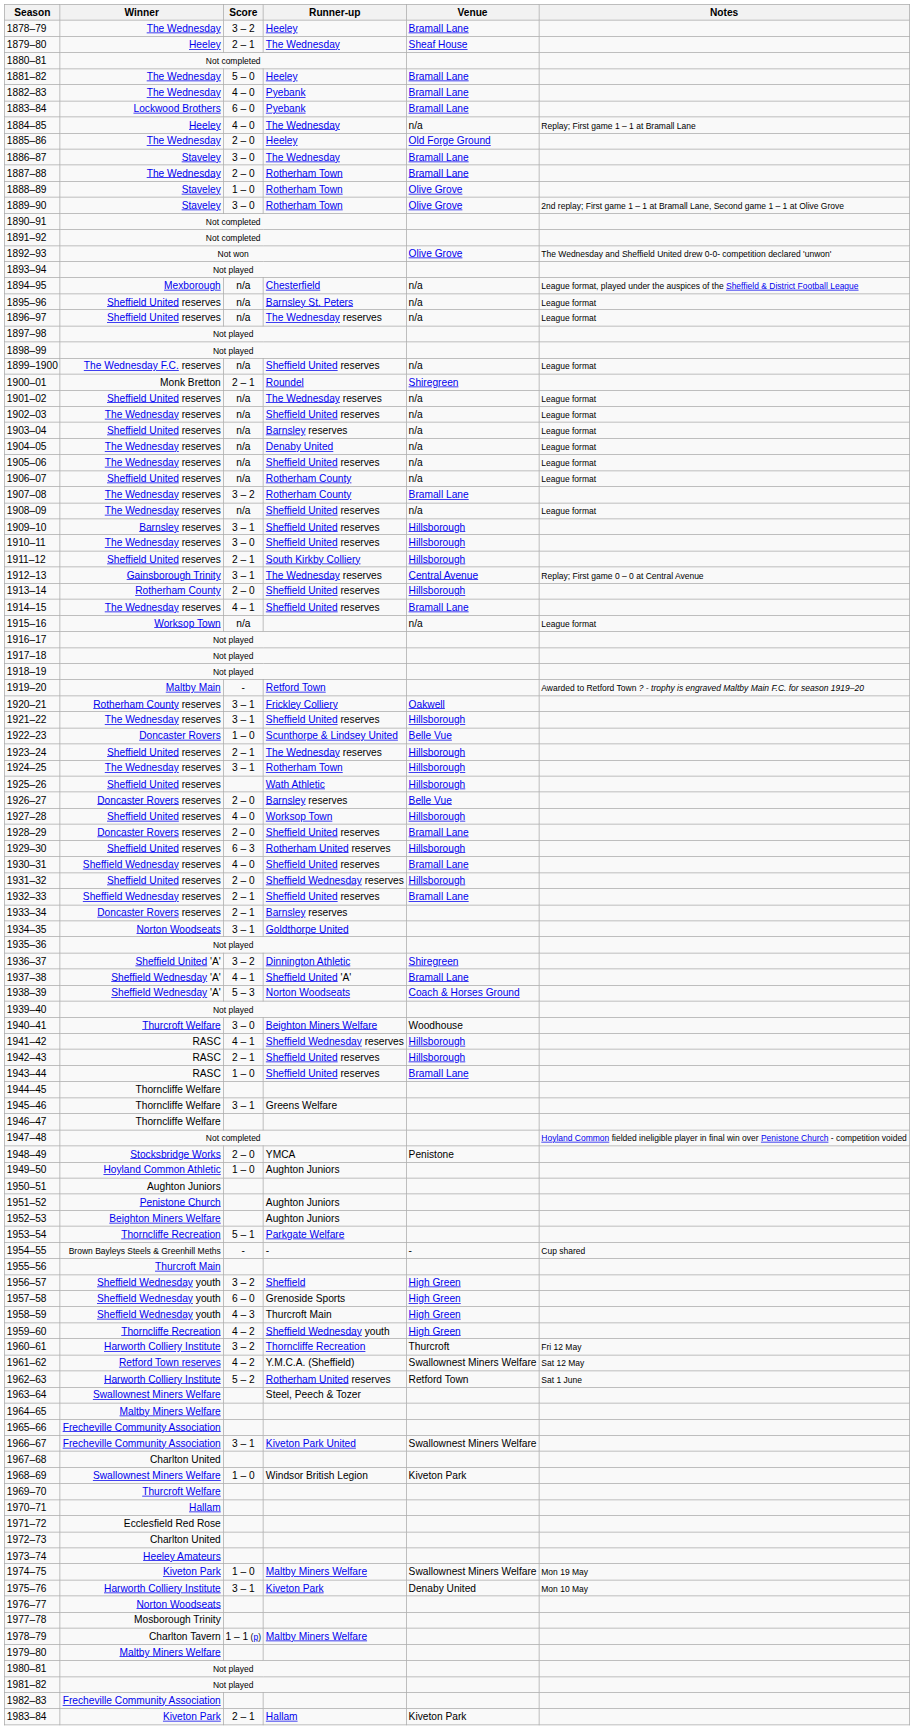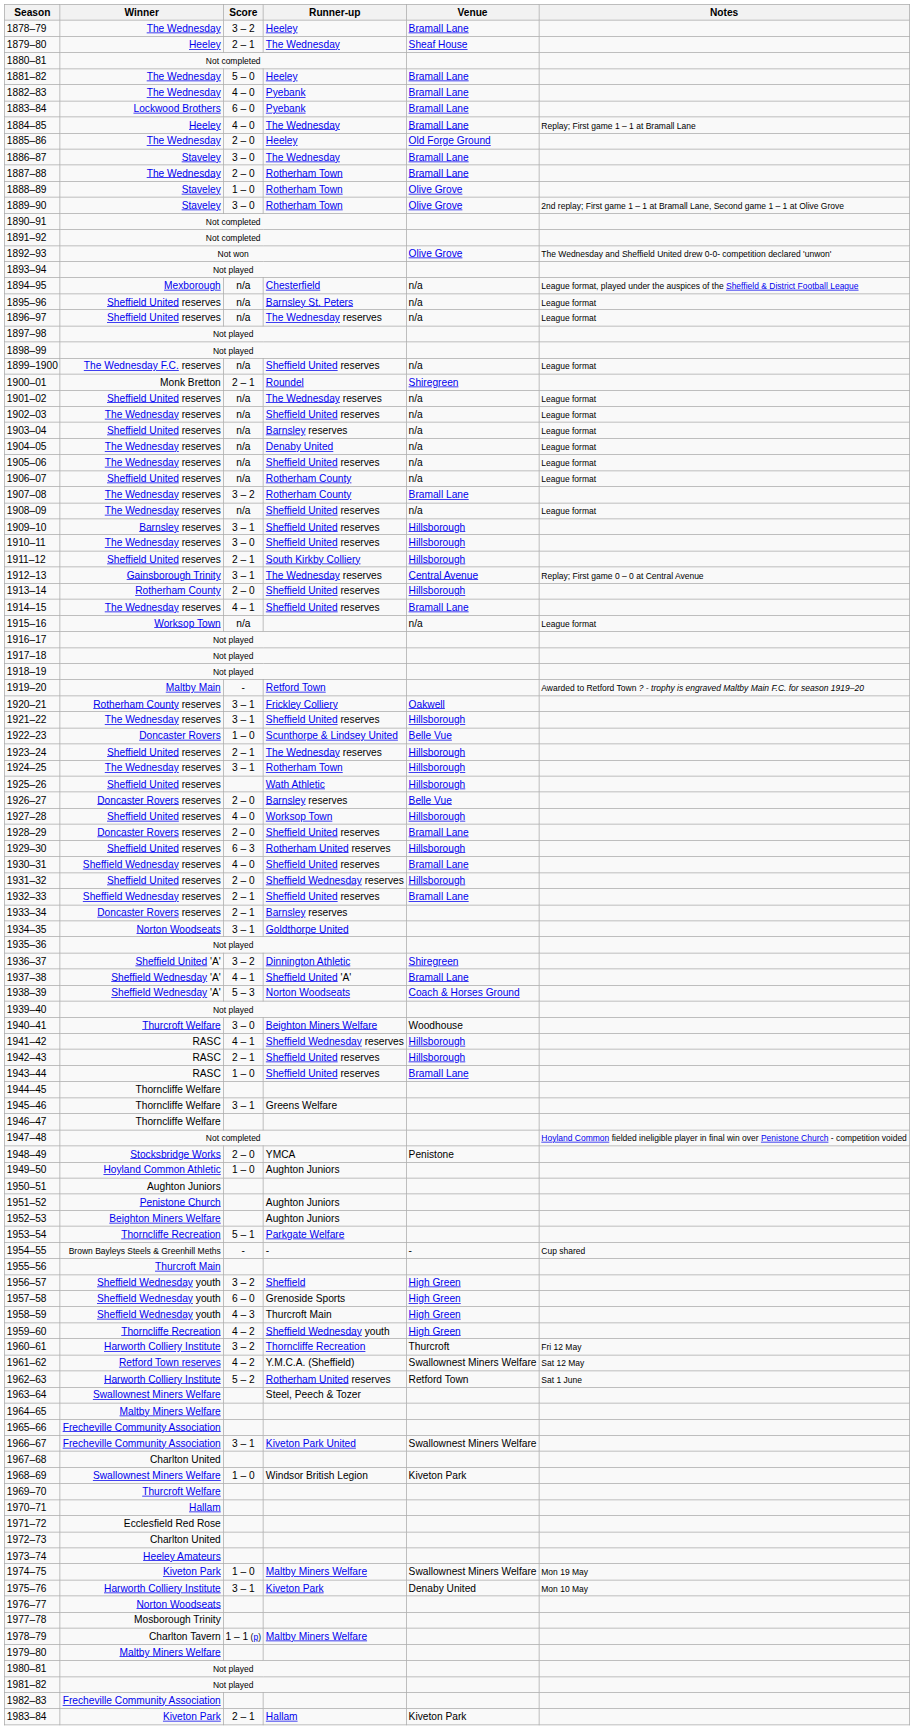(416, 125) n/a -> (439, 125) Bramall Lane
